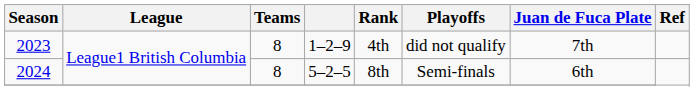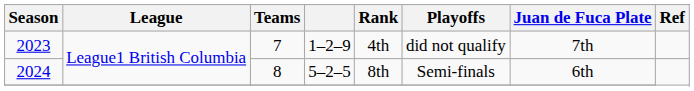(277, 44) 8 -> (277, 44) 7
